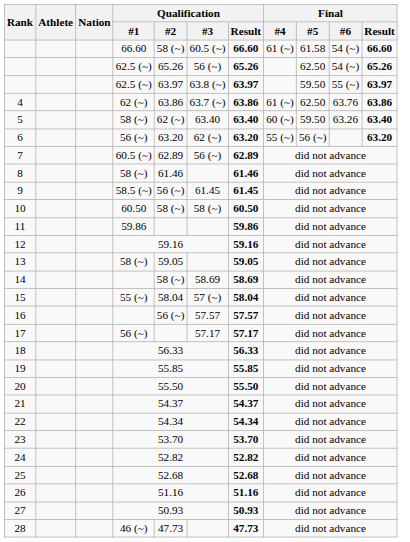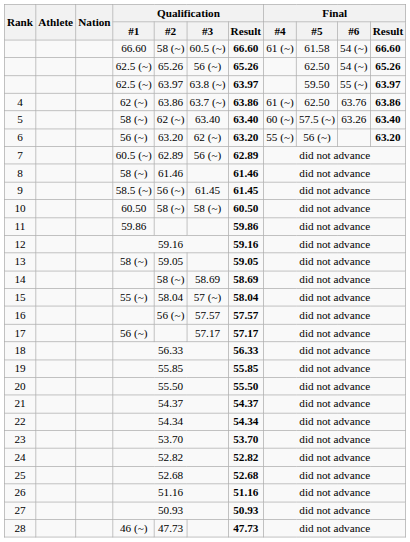(313, 119) 59.50 -> (317, 119) 57.5 (~)
